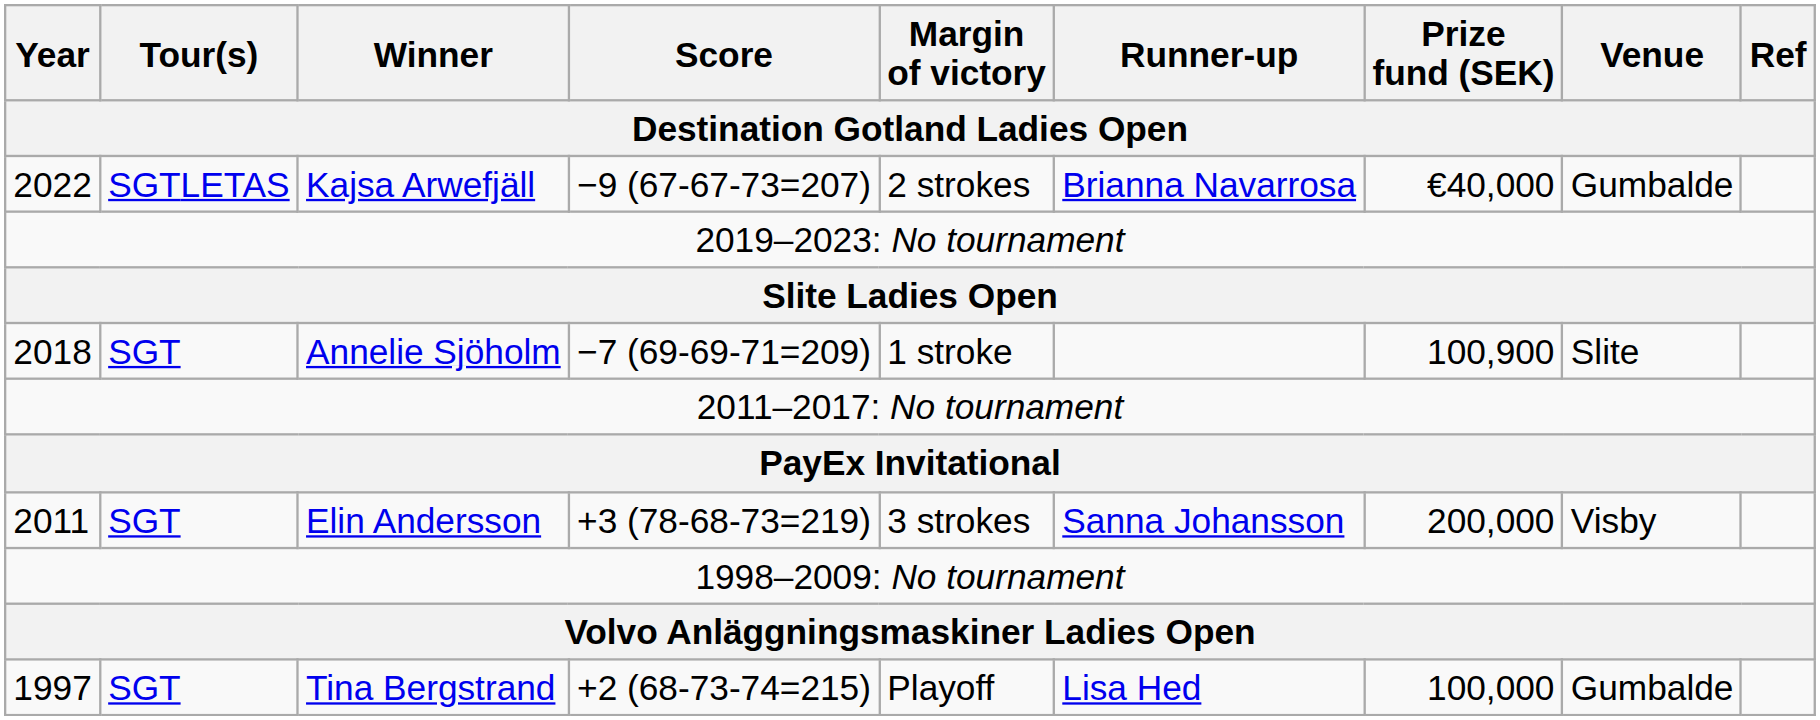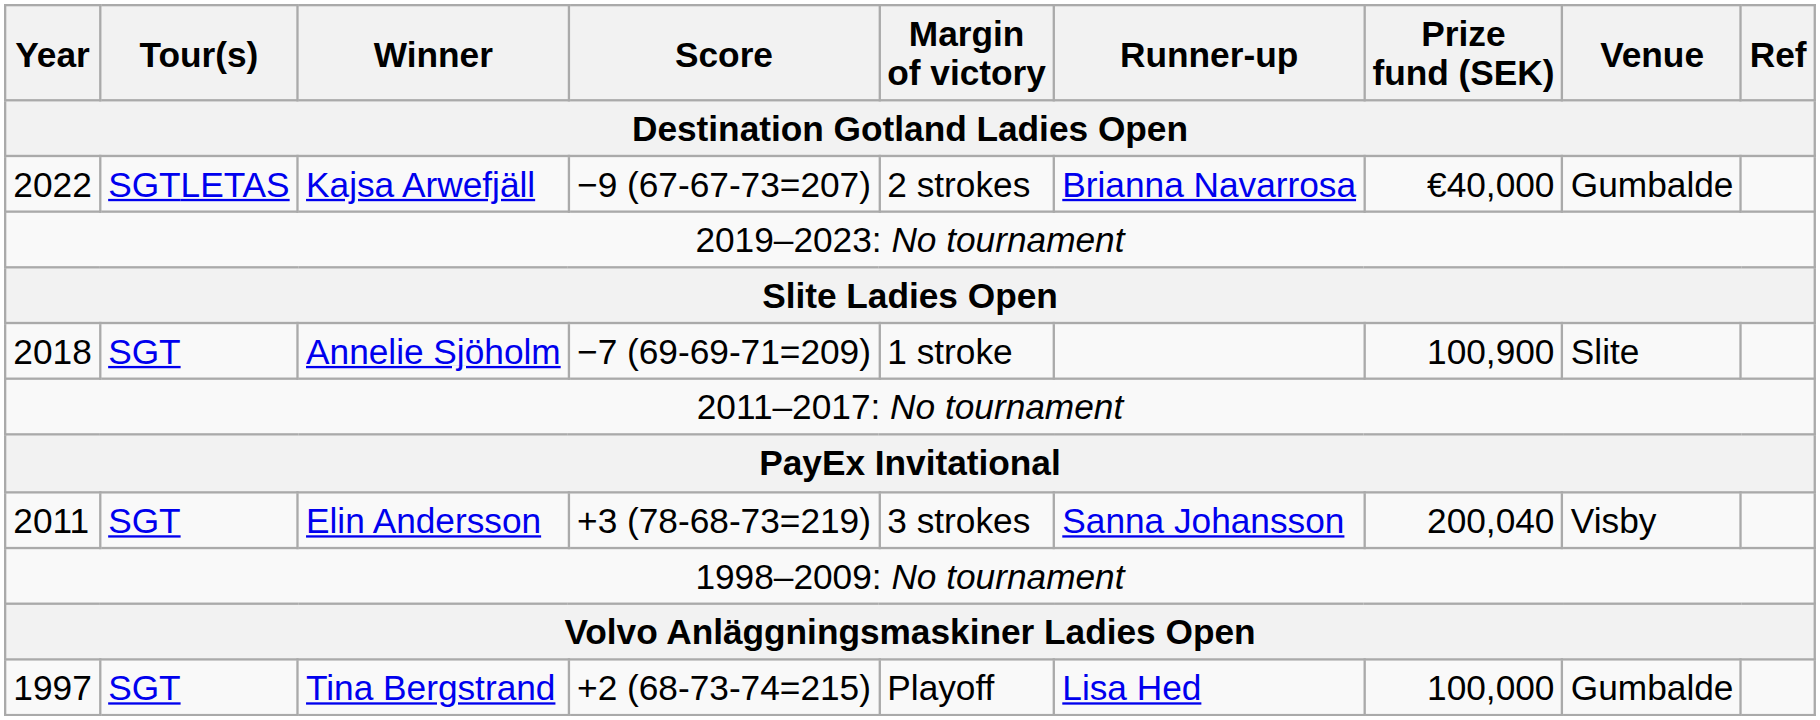(1491, 519) 200,000 -> (1491, 519) 200,040
